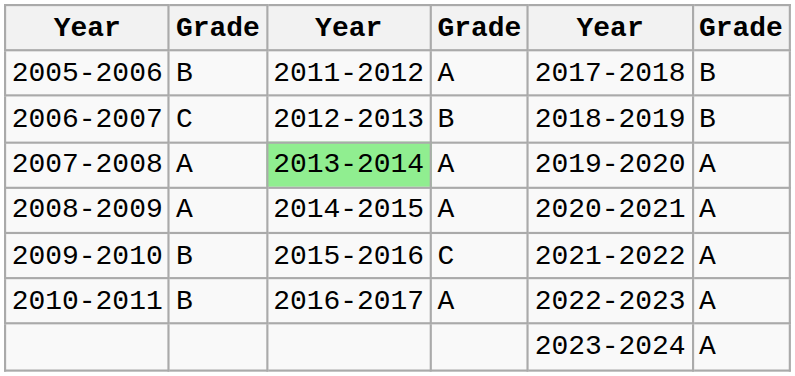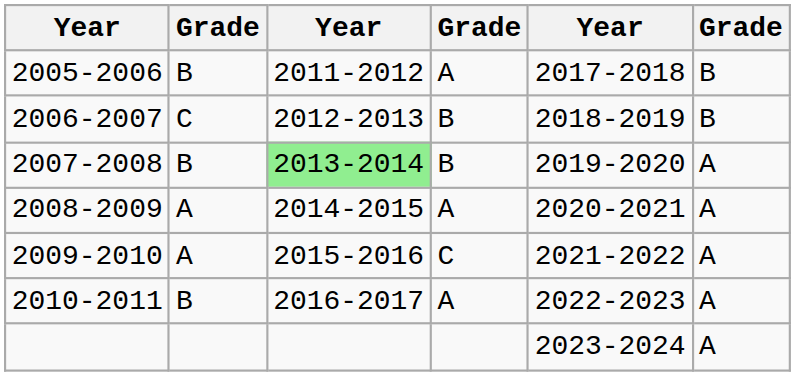(184, 165) A -> (184, 165) B
(446, 165) A -> (446, 165) B
(184, 256) B -> (184, 256) A
